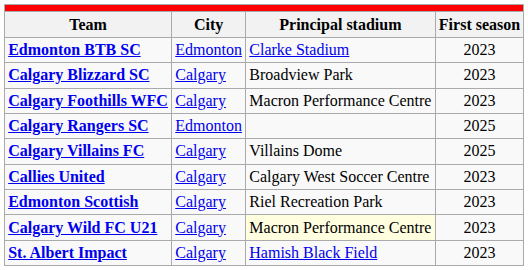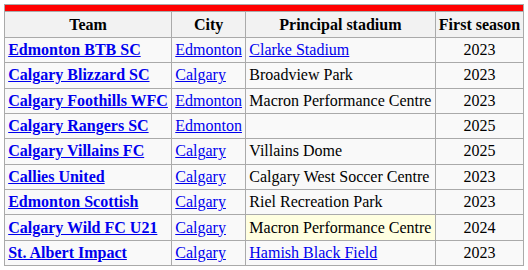(201, 100) Calgary -> (209, 100) Edmonton
(479, 227) 2023 -> (479, 227) 2024
